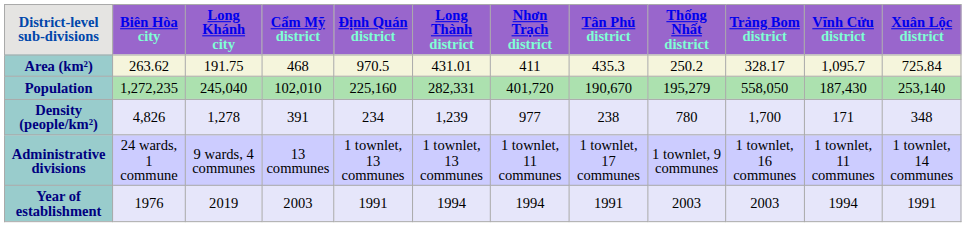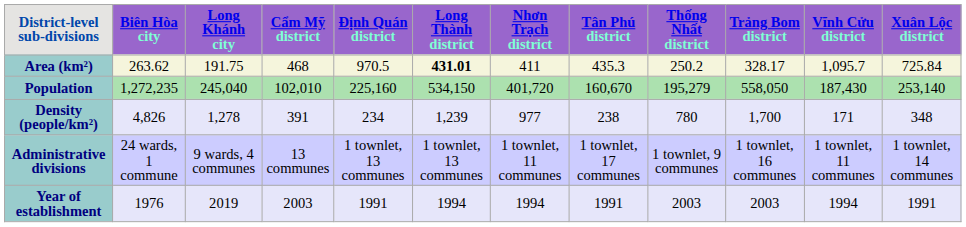(452, 66) normal -> (452, 66) bold
(452, 88) 282,331 -> (452, 88) 534,150
(608, 88) 190,670 -> (608, 88) 160,670
